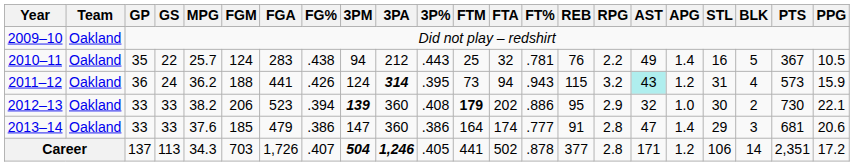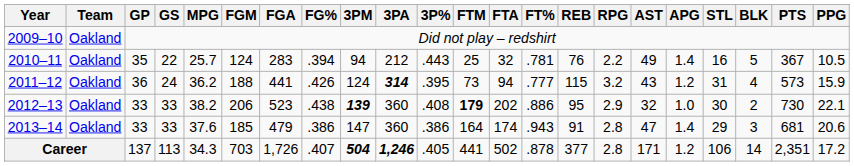(321, 60) .438 -> (321, 60) .394
(540, 82) .943 -> (540, 82) .777
(649, 82) paleturquoise background -> (649, 82) no background
(321, 104) .394 -> (321, 104) .438
(540, 127) .777 -> (540, 127) .943
